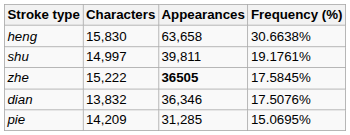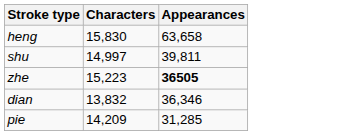- column: (297, 15)
(106, 78) 15,222 -> (106, 78) 15,223
